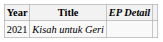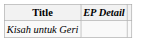- column: (17, 12)
